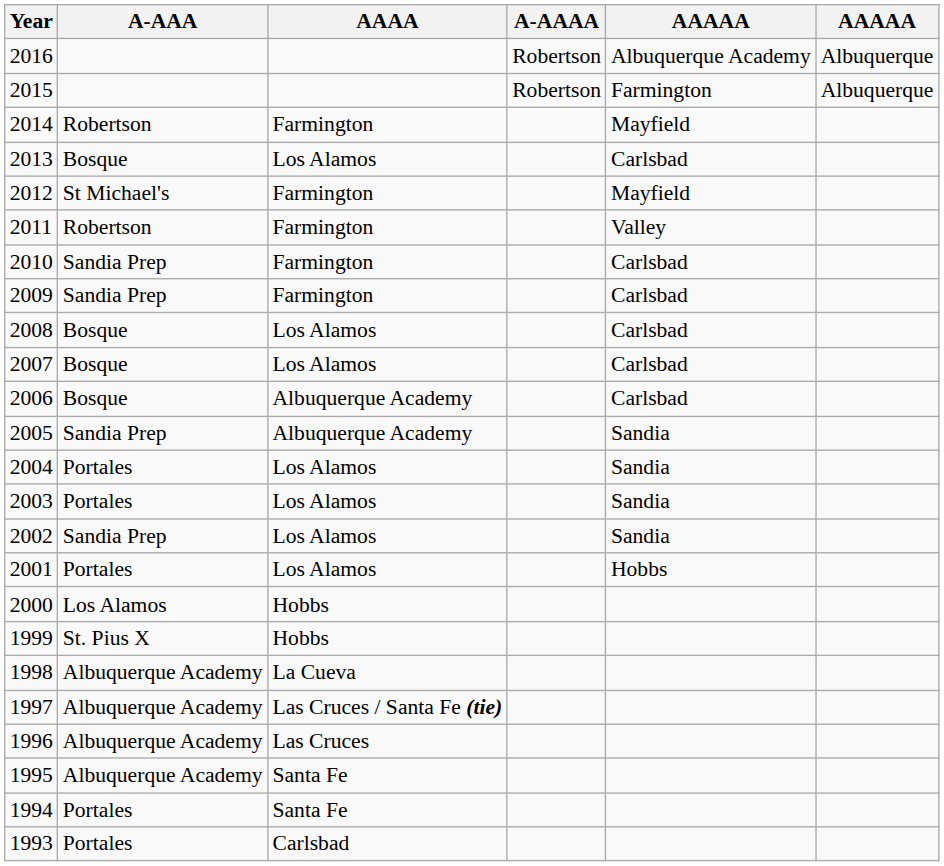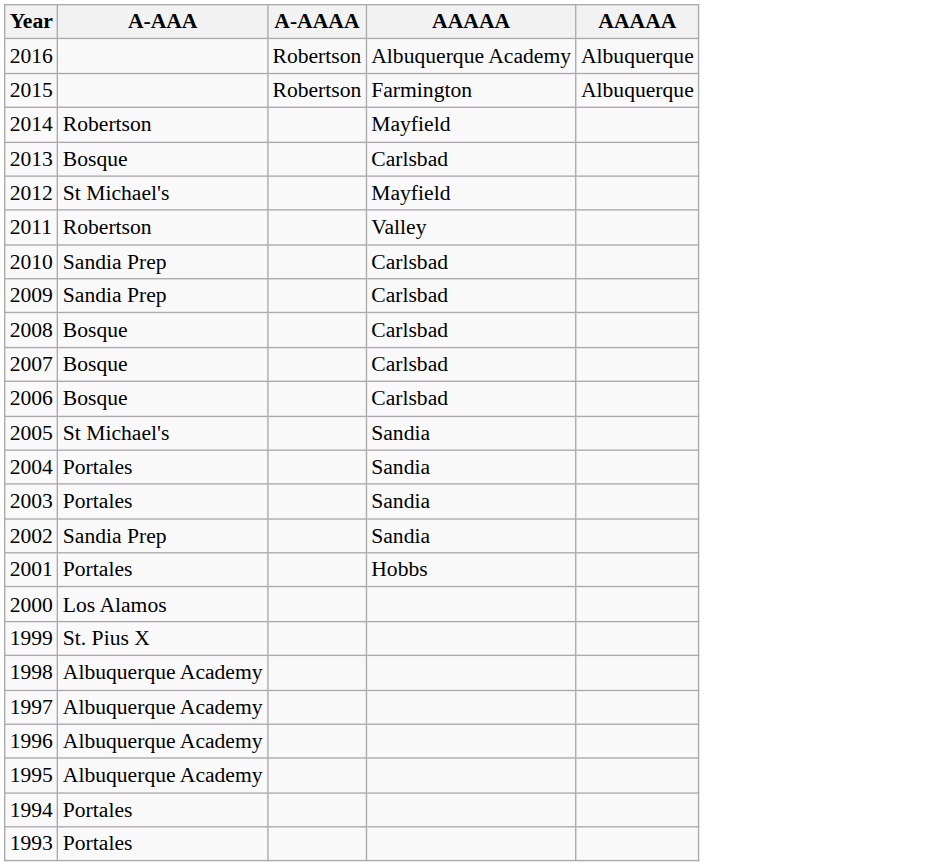- column: (387, 21)
(115, 432) Sandia Prep -> (116, 432) St Michael's
